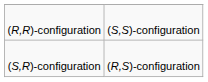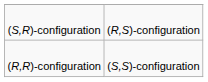rows swapped: (54, 30) <-> (54, 66)
